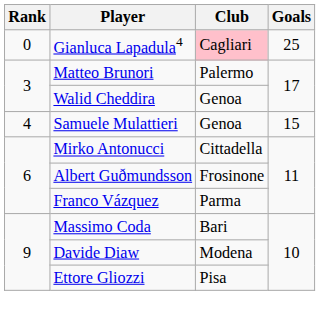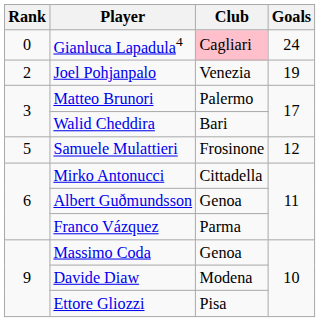(291, 45) 25 -> (291, 45) 24
+ row: (105, 72)
(221, 98) Genoa -> (213, 124) Bari
(27, 124) 4 -> (27, 149) 5
(221, 124) Genoa -> (232, 149) Frosinone
(291, 124) 15 -> (291, 149) 12
(232, 175) Frosinone -> (221, 201) Genoa
(213, 226) Bari -> (221, 252) Genoa
